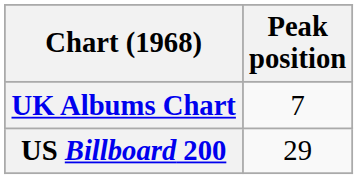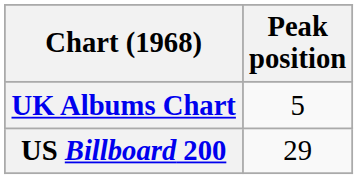(298, 104) 7 -> (298, 104) 5
